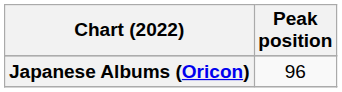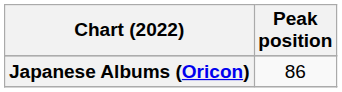(295, 71) 96 -> (295, 71) 86
